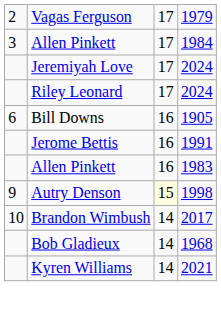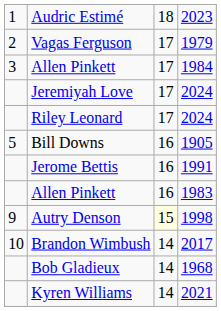+ row: (77, 17)
(12, 117) 6 -> (12, 142) 5
